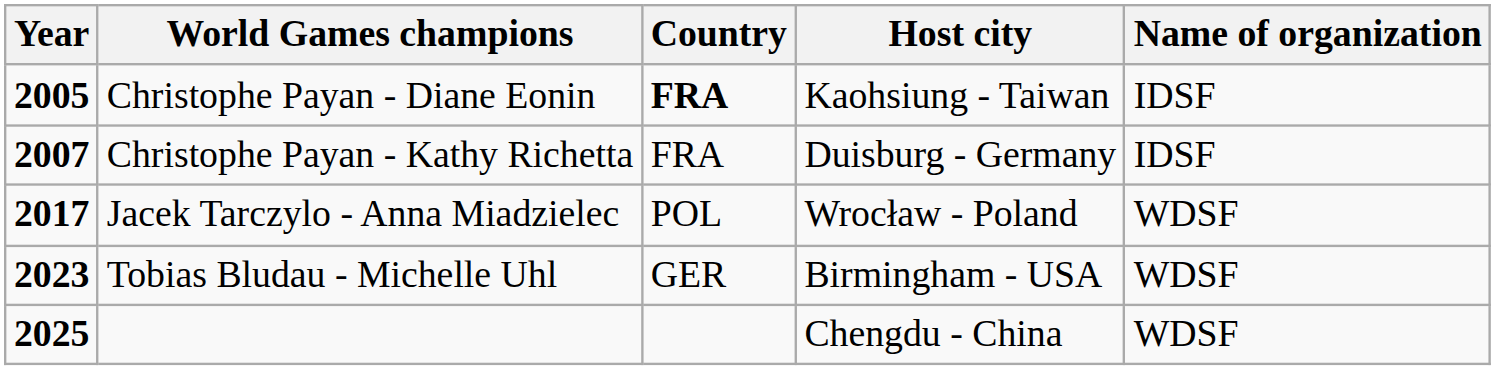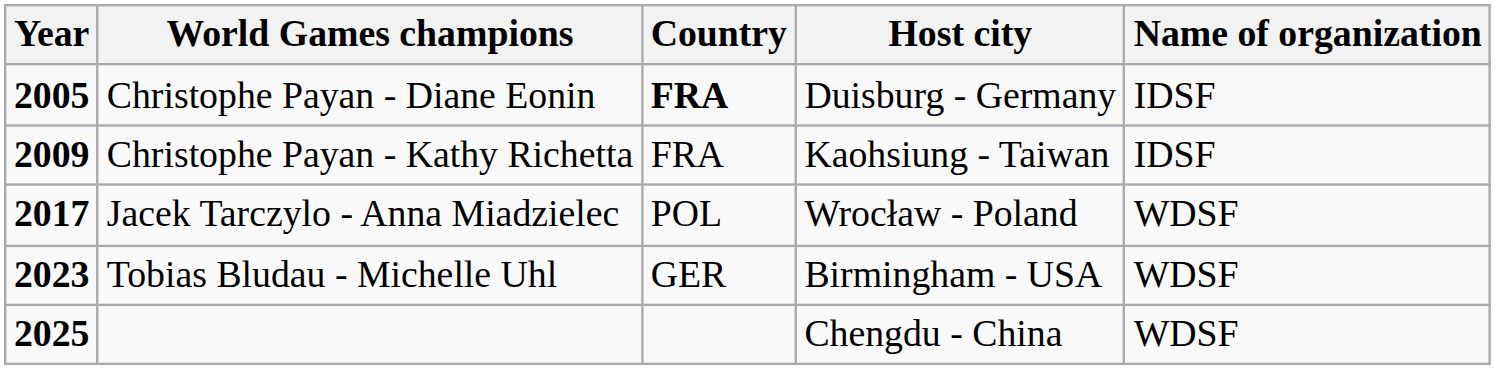(957, 94) Kaohsiung - Taiwan -> (960, 94) Duisburg - Germany
(52, 154) 2007 -> (52, 154) 2009
(960, 154) Duisburg - Germany -> (957, 154) Kaohsiung - Taiwan
